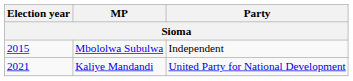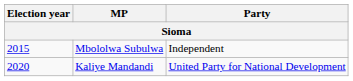(18, 66) 2021 -> (18, 66) 2020
